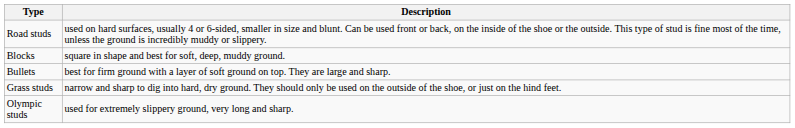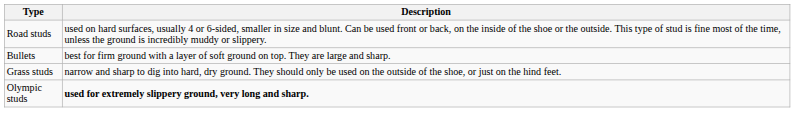- row: (21, 55)
(179, 109) normal -> (187, 93) bold
